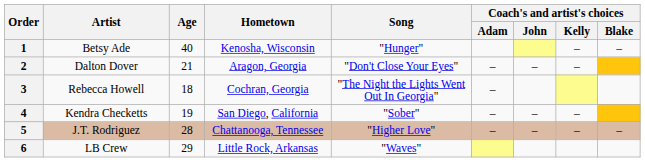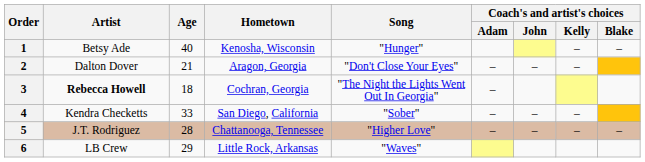(106, 89) normal -> (106, 89) bold
(187, 113) 19 -> (187, 113) 33
